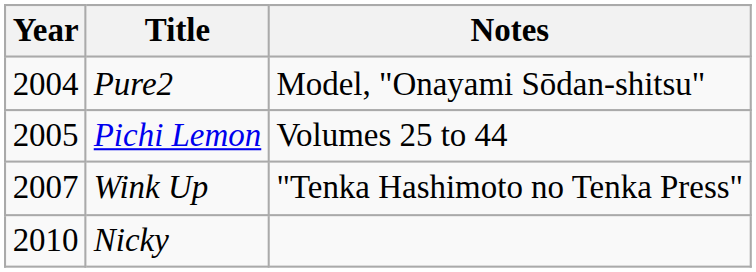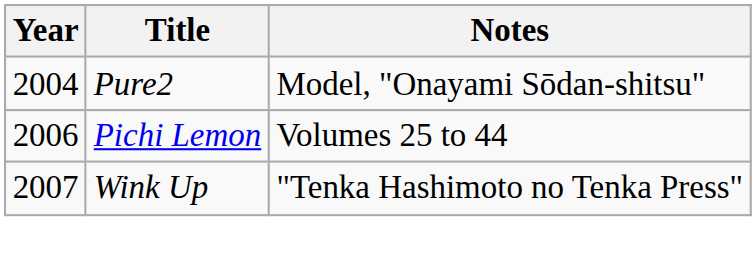(46, 135) 2005 -> (46, 135) 2006
- row: (131, 239)
